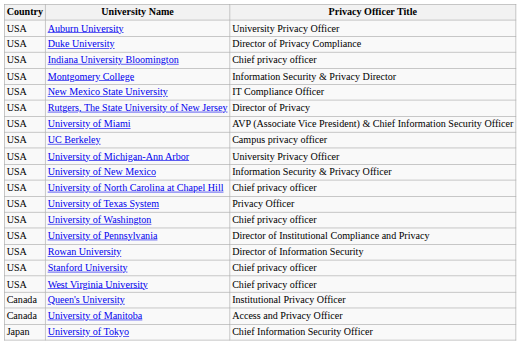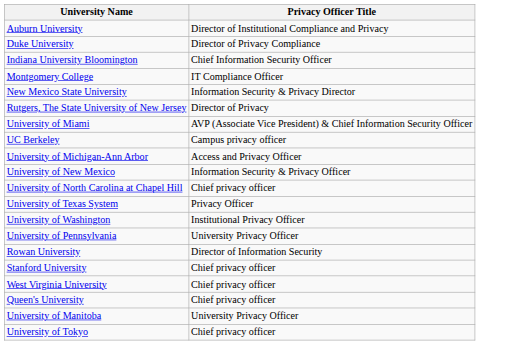- column: (25, 12)
(286, 28) University Privacy Officer -> (290, 28) Director of Institutional Compliance and Privacy
(274, 60) Chief privacy officer -> (261, 60) Chief Information Security Officer
(314, 76) Information Security & Privacy Director -> (237, 76) IT Compliance Officer
(278, 92) IT Compliance Officer -> (273, 92) Information Security & Privacy Director
(286, 156) University Privacy Officer -> (246, 156) Access and Privacy Officer
(274, 220) Chief privacy officer -> (248, 220) Institutional Privacy Officer
(331, 236) Director of Institutional Compliance and Privacy -> (245, 236) University Privacy Officer
(289, 300) Institutional Privacy Officer -> (233, 300) Chief privacy officer
(287, 316) Access and Privacy Officer -> (245, 316) University Privacy Officer
(302, 332) Chief Information Security Officer -> (233, 332) Chief privacy officer
